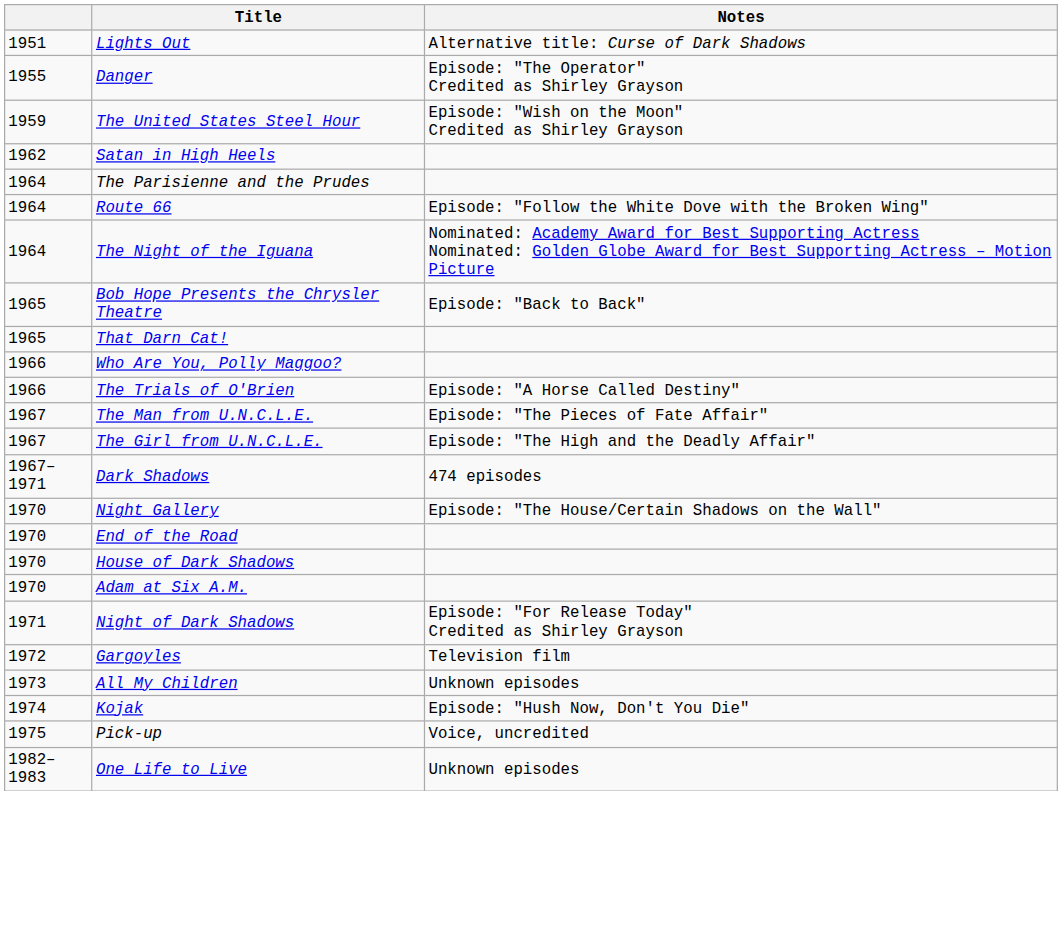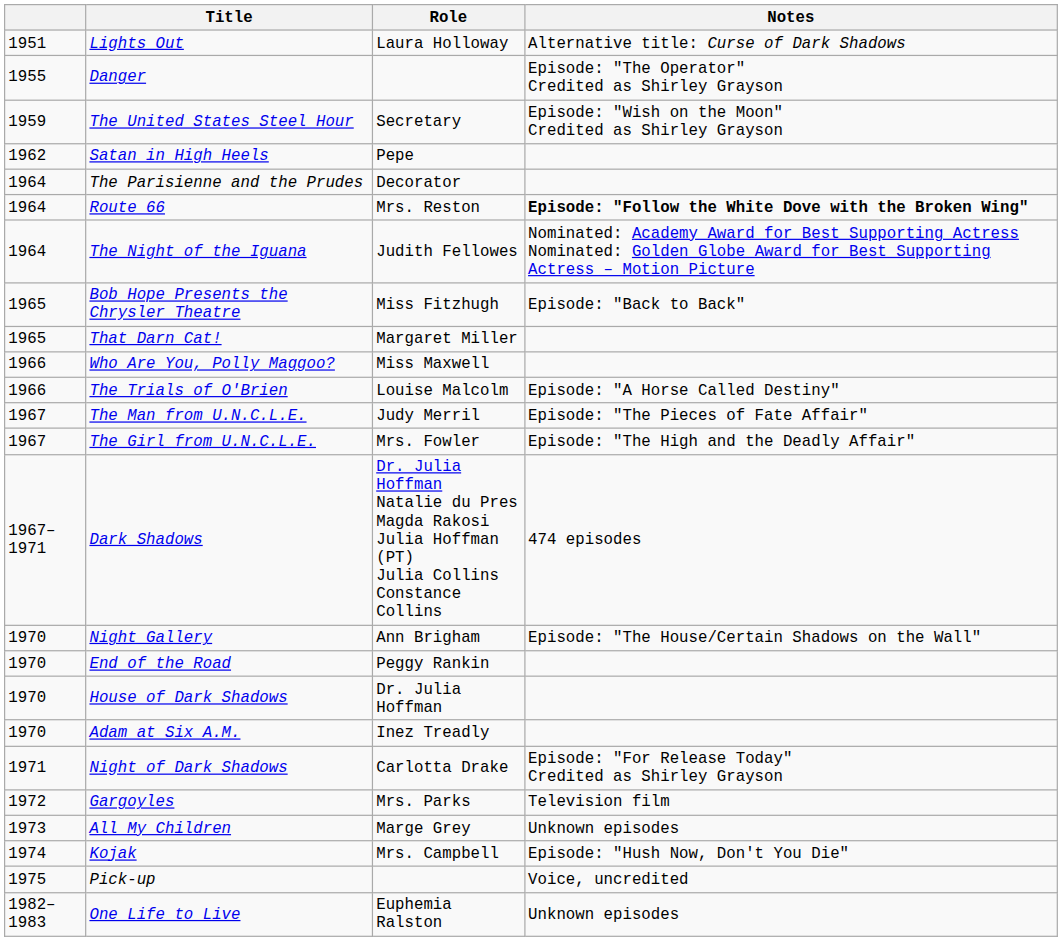+ column: (448, 17)
(679, 208) normal -> (778, 208) bold
